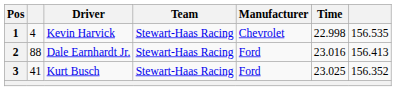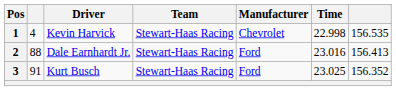(36, 71) 41 -> (36, 71) 91
